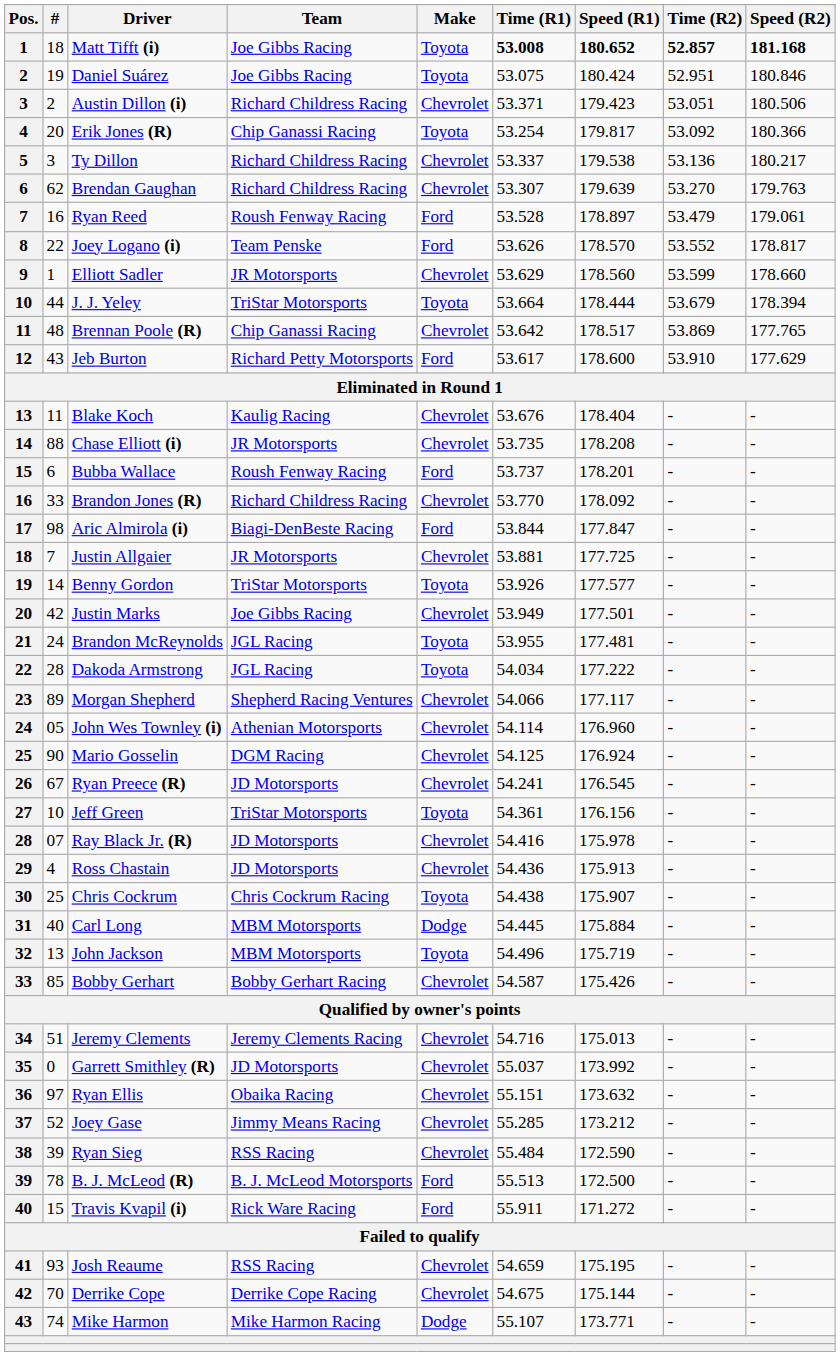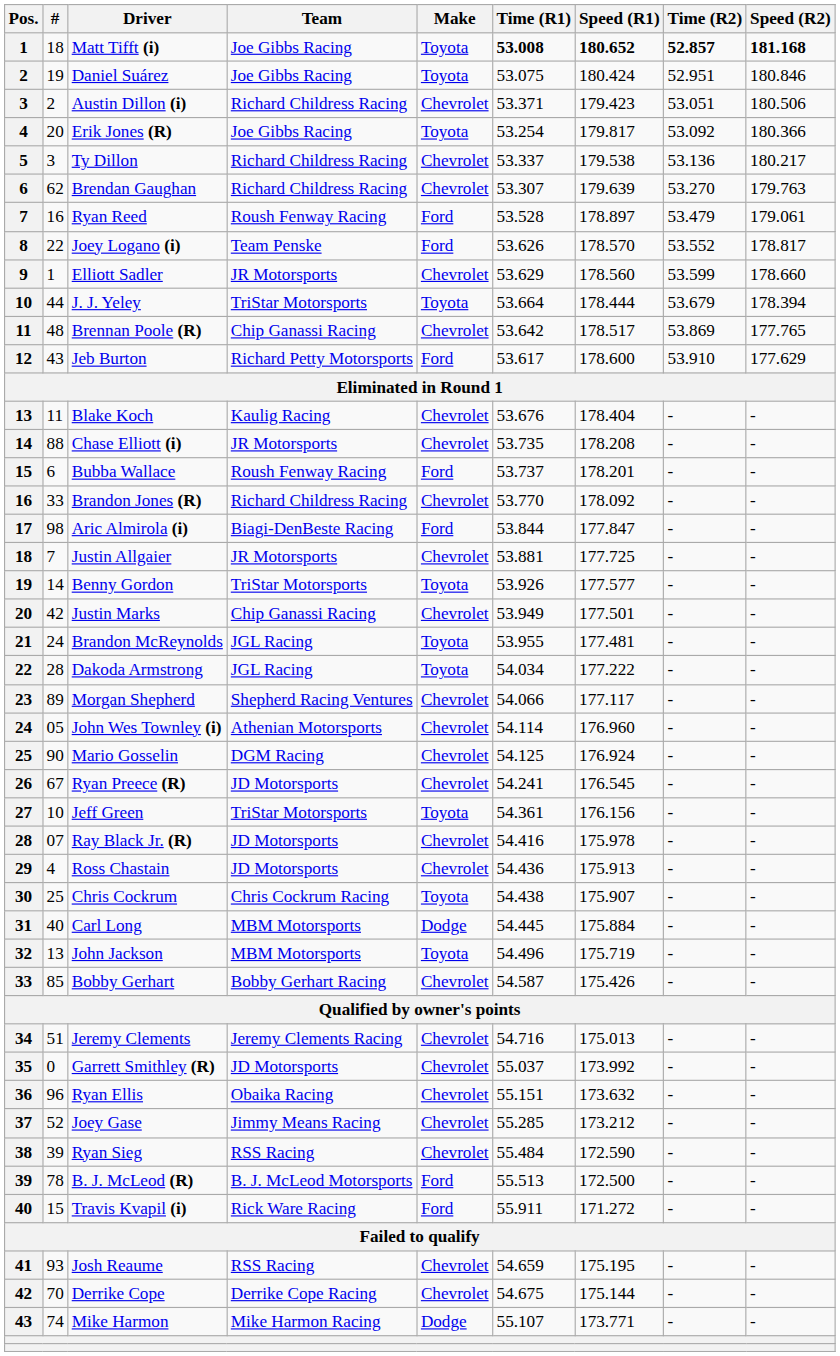(303, 132) Chip Ganassi Racing -> (291, 132) Joe Gibbs Racing
(291, 613) Joe Gibbs Racing -> (303, 613) Chip Ganassi Racing
(55, 1095) 97 -> (55, 1095) 96
